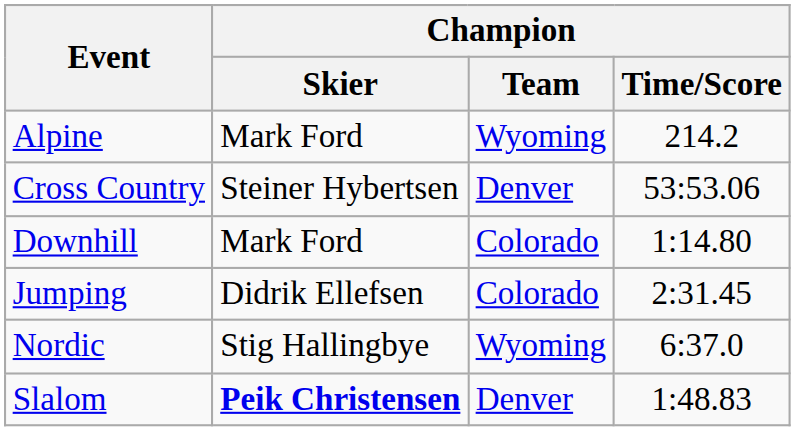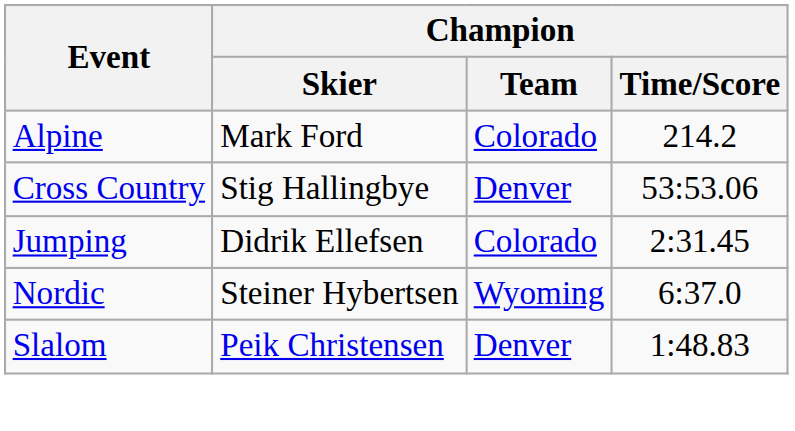(541, 135) Wyoming -> (535, 135) Colorado
(339, 188) Steiner Hybertsen -> (325, 188) Stig Hallingbye
- row: (75, 240)
(325, 345) Stig Hallingbye -> (339, 293) Steiner Hybertsen
(340, 398) bold -> (332, 345) normal
